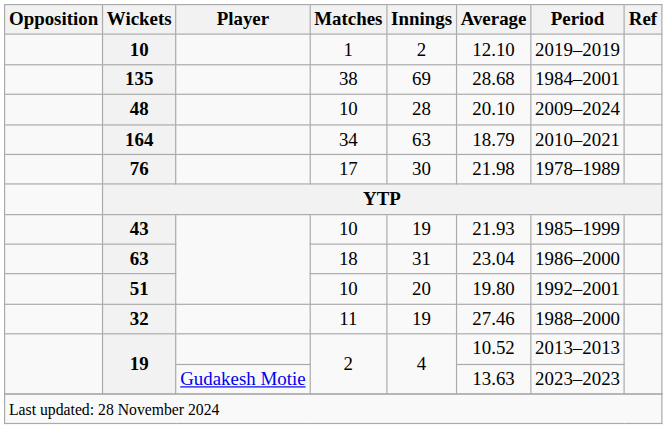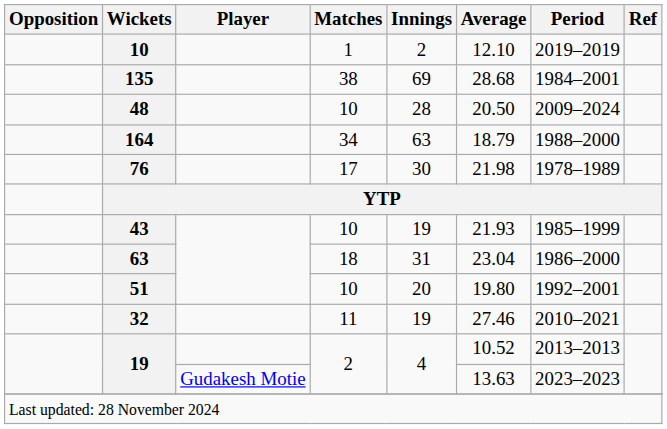(494, 109) 20.10 -> (494, 109) 20.50
(578, 139) 2010–2021 -> (578, 139) 1988–2000
(578, 318) 1988–2000 -> (578, 318) 2010–2021
